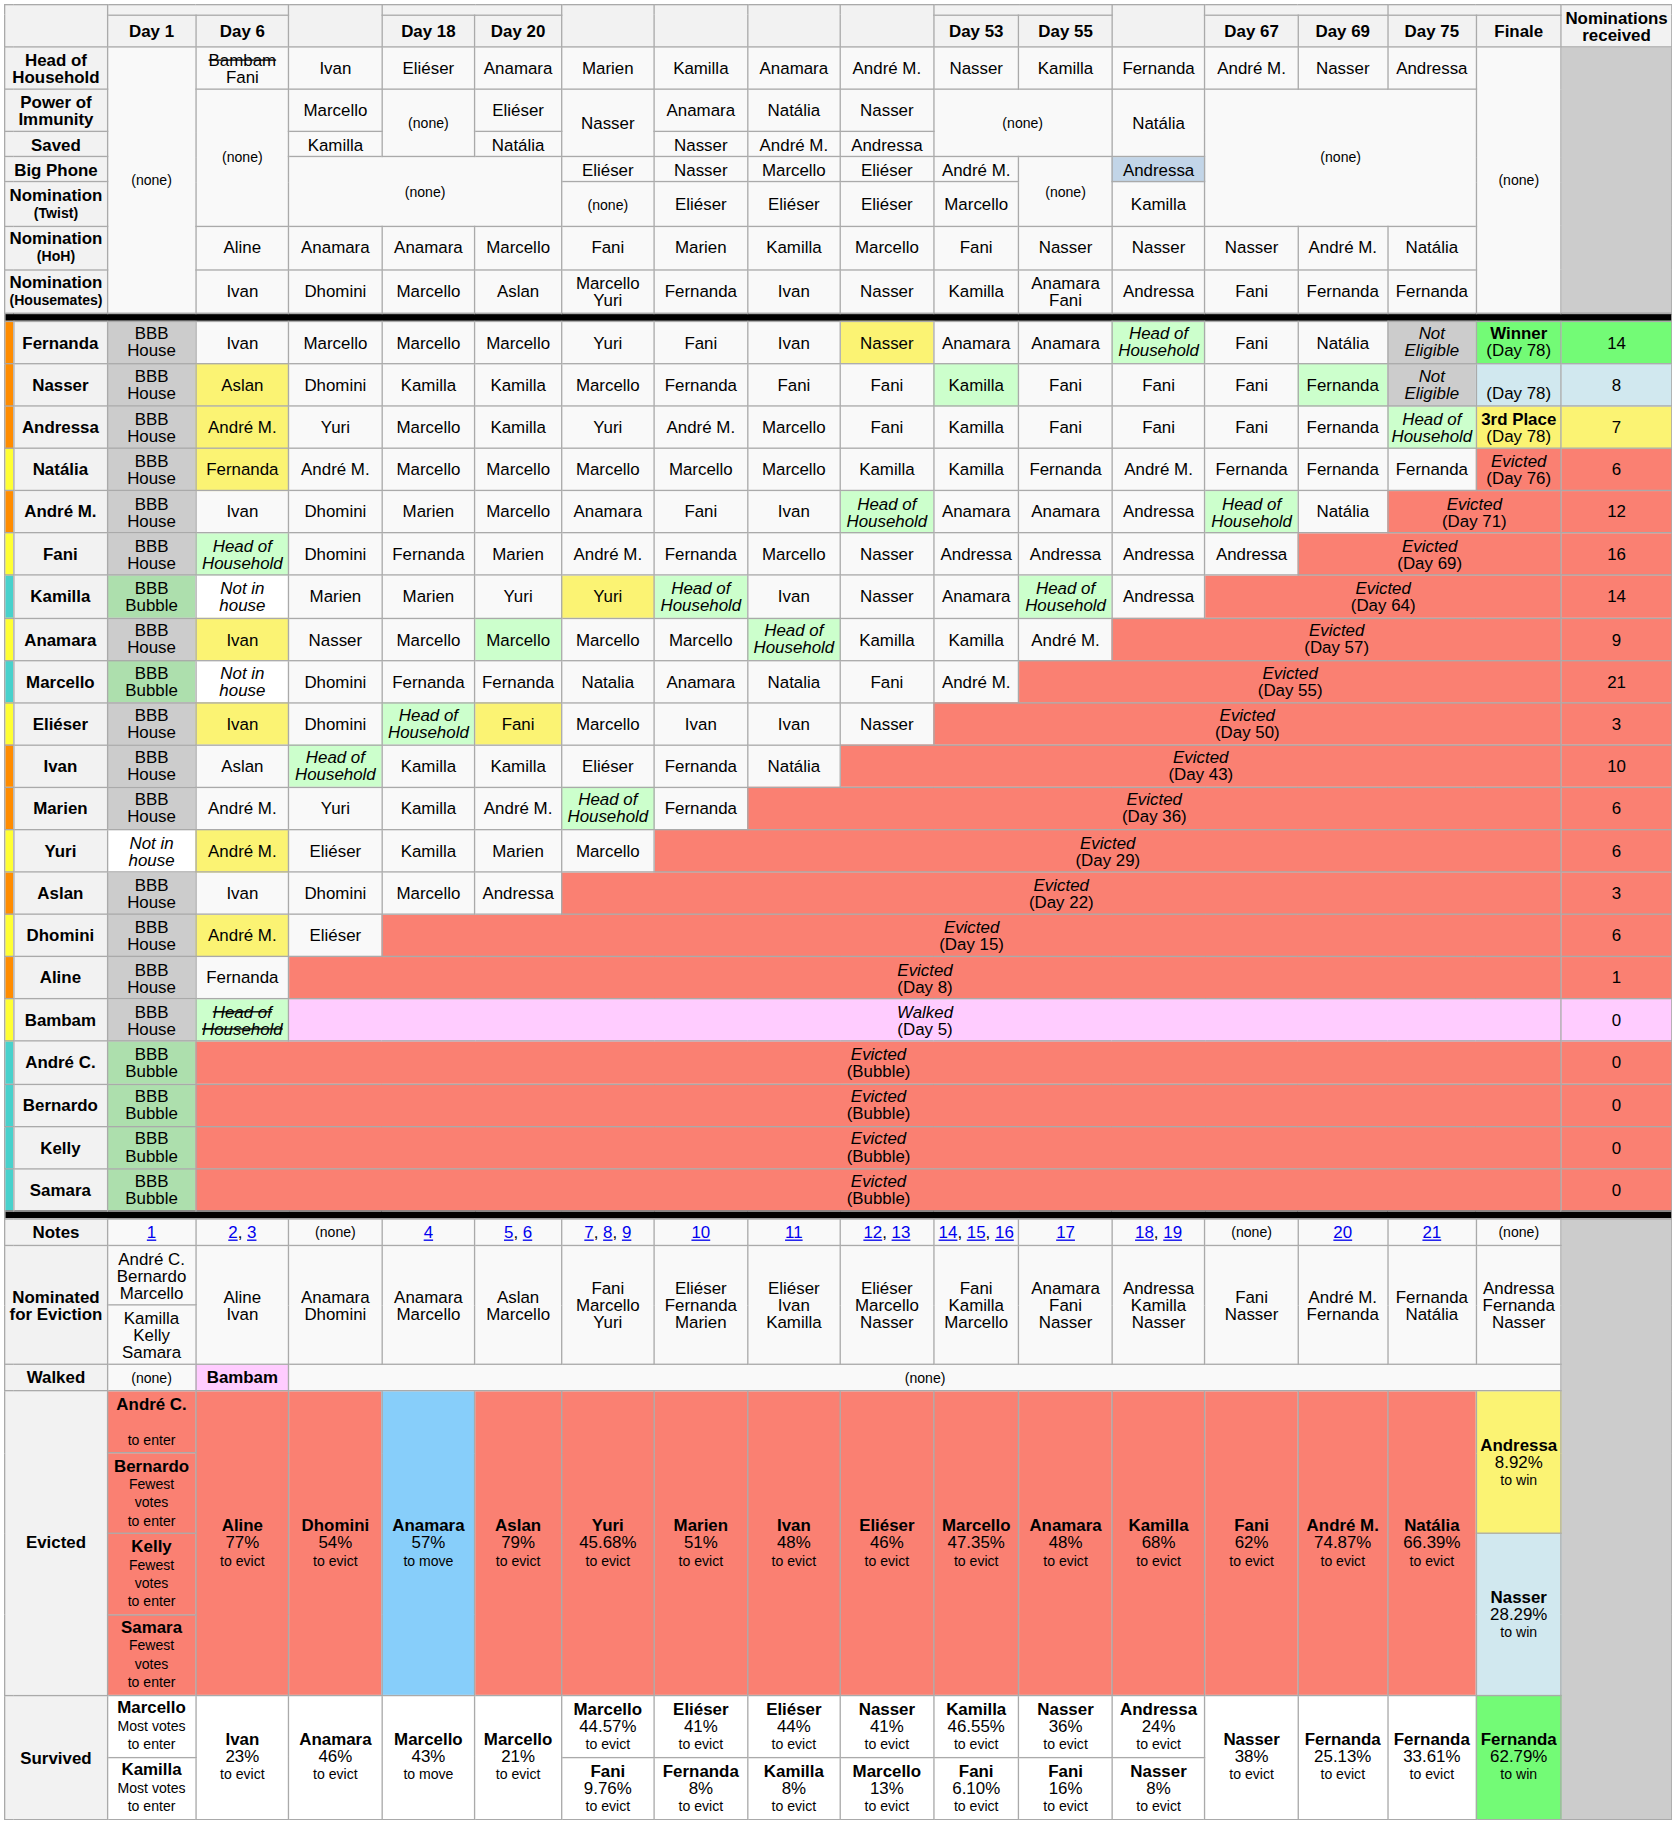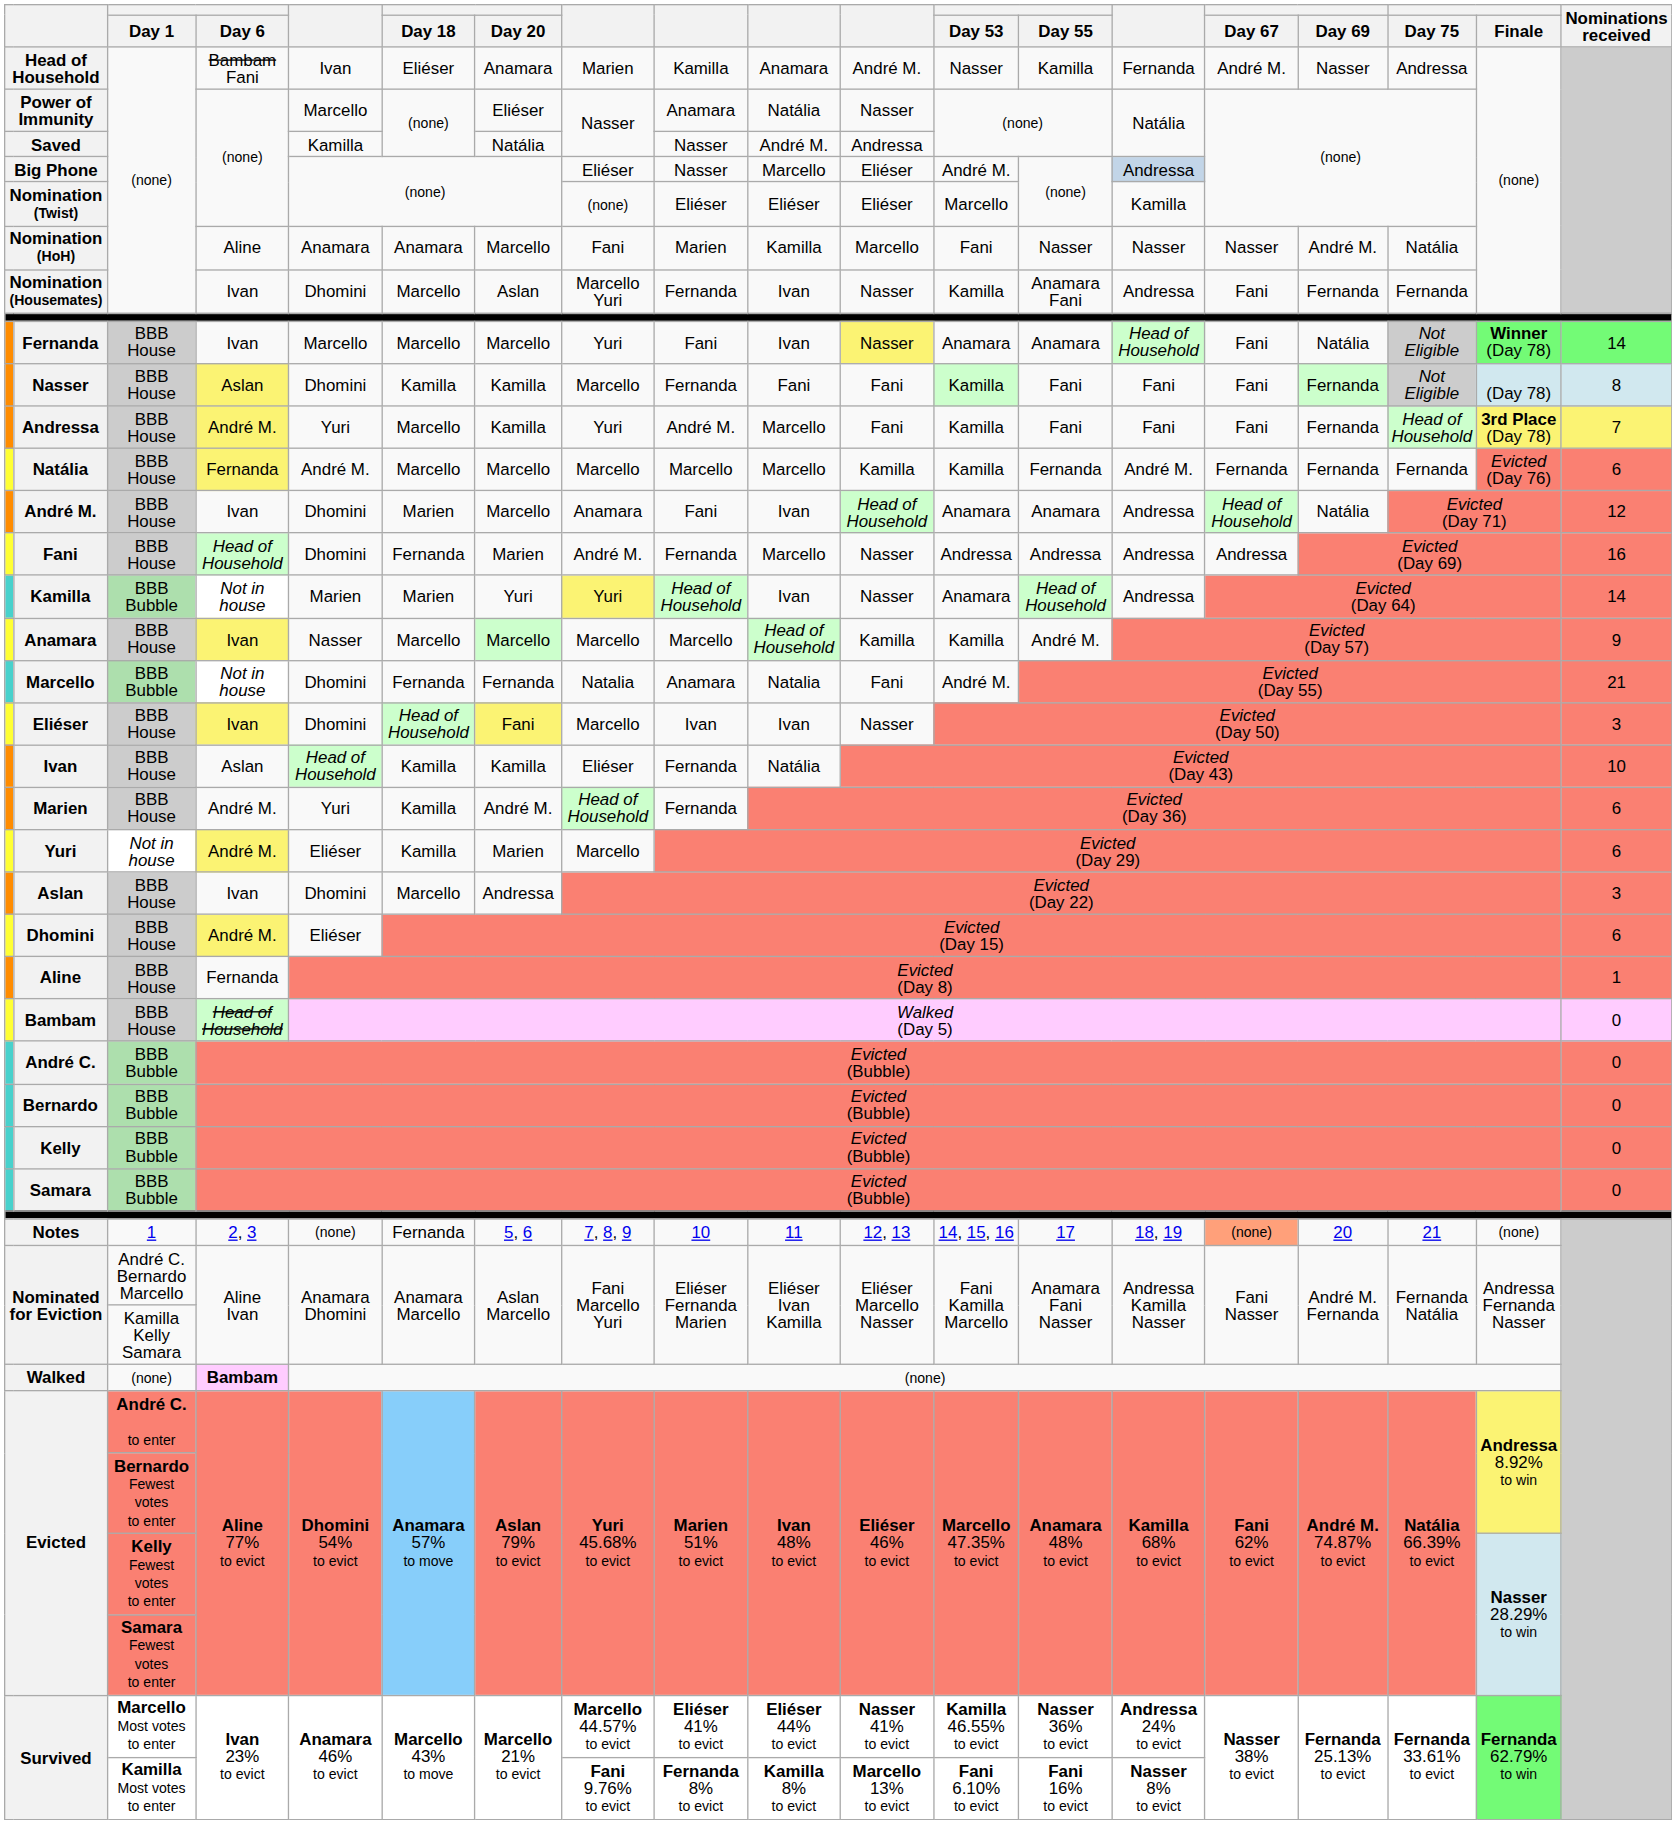(428, 1232) 4 -> (428, 1232) Fernanda
(1252, 1232) no background -> (1252, 1232) lightsalmon background
